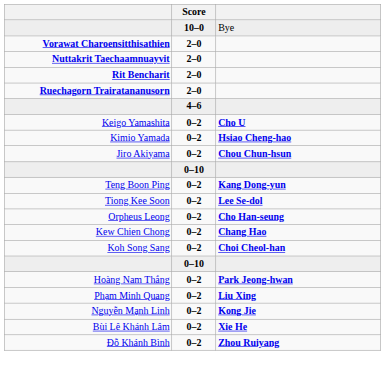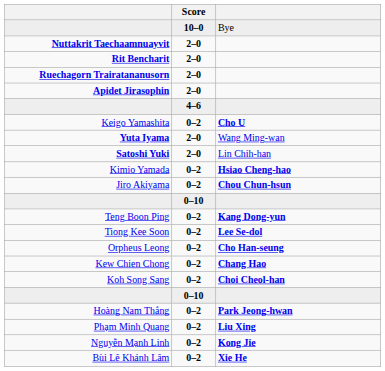- row: (106, 43)
+ row: (131, 91)
+ row: (145, 138)
+ row: (143, 153)
- row: (138, 342)
